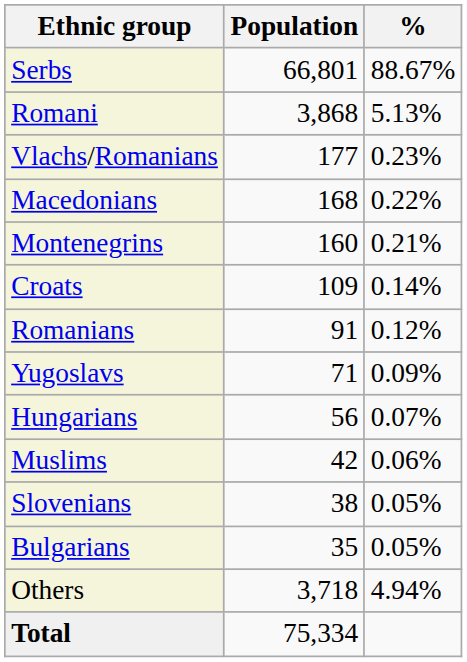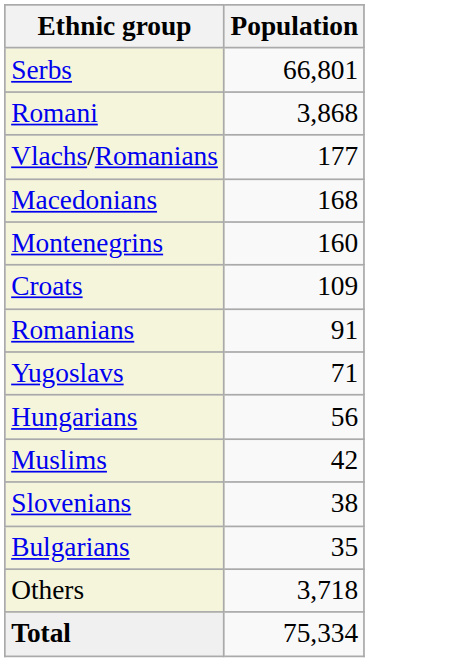- column: (413, 26)
